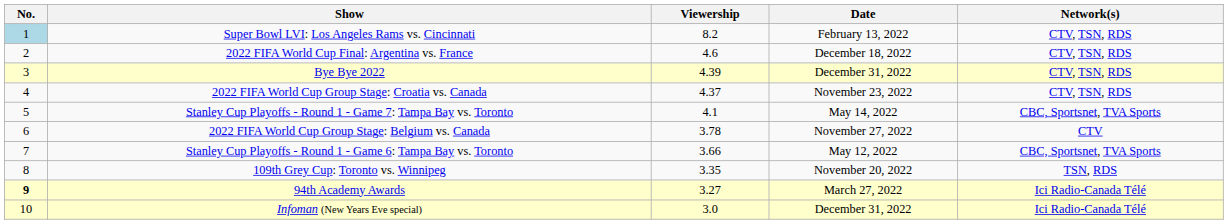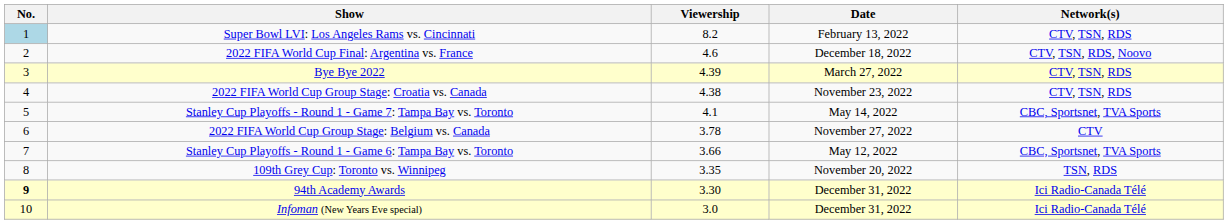(1090, 53) CTV, TSN, RDS -> (1090, 53) CTV, TSN, RDS, Noovo
(863, 72) December 31, 2022 -> (863, 72) March 27, 2022
(710, 92) 4.37 -> (710, 92) 4.38
(710, 190) 3.27 -> (710, 190) 3.30
(863, 190) March 27, 2022 -> (863, 190) December 31, 2022
